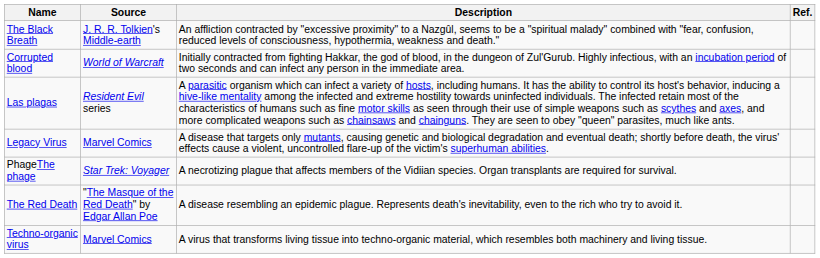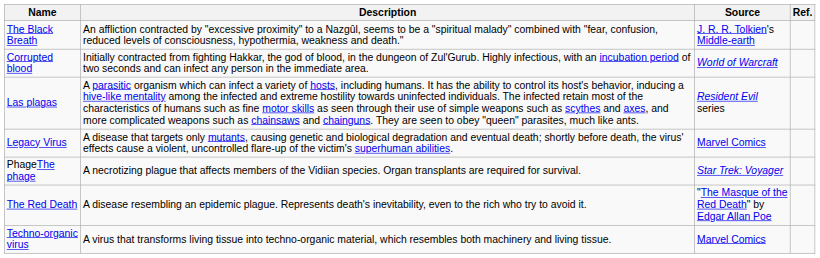columns swapped: (129, 12) <-> (483, 12)
